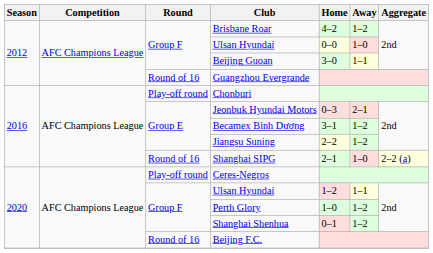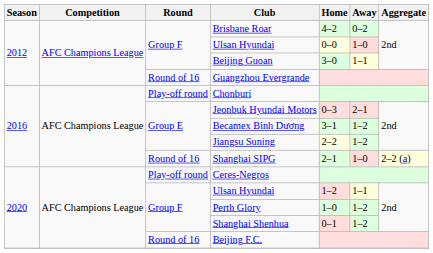(360, 28) 1–2 -> (360, 28) 0–2
